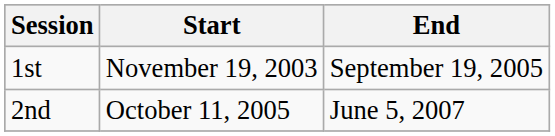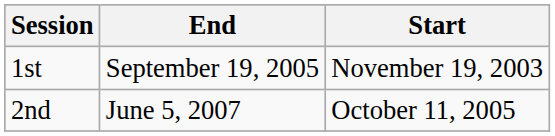columns swapped: (212, 25) <-> (436, 25)
